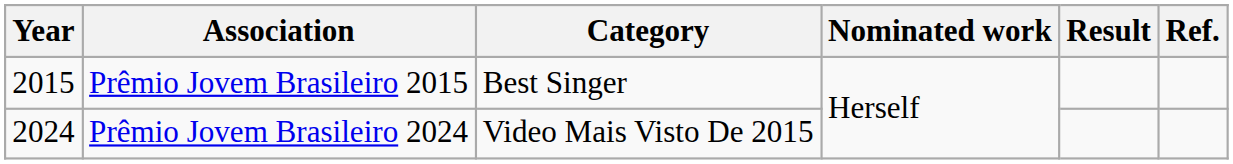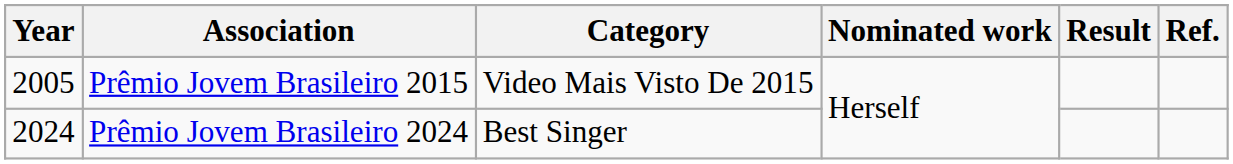(43, 81) 2015 -> (43, 81) 2005
(555, 81) Best Singer -> (648, 81) Video Mais Visto De 2015
(648, 133) Video Mais Visto De 2015 -> (555, 133) Best Singer
